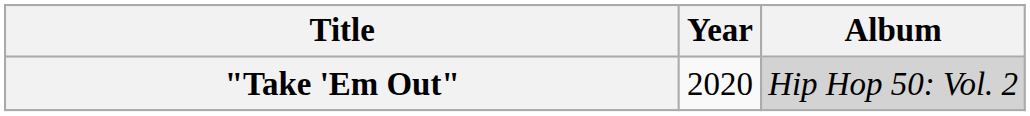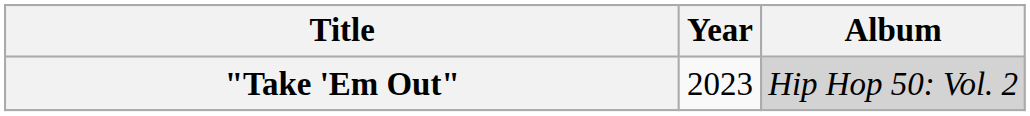(720, 82) 2020 -> (720, 82) 2023
